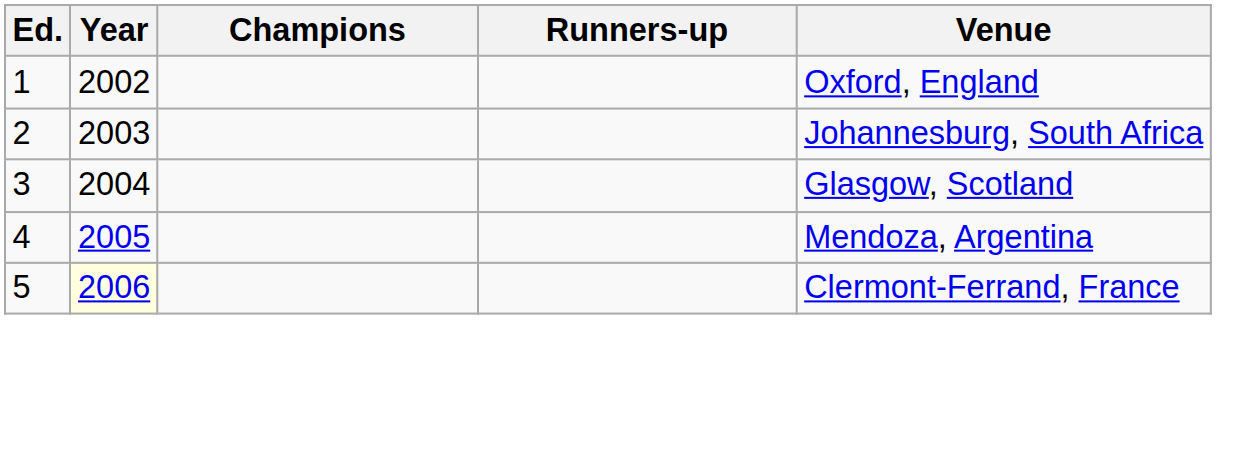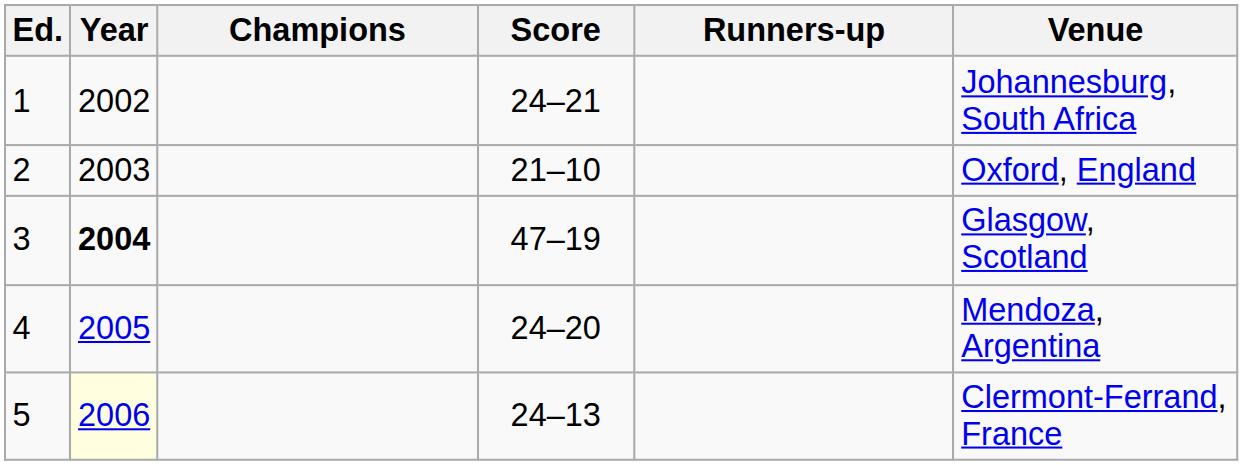+ column: (556, 30)
(922, 81) Oxford, England -> (1069, 100) Johannesburg, South Africa
(1004, 133) Johannesburg, South Africa -> (1079, 169) Oxford, England
(114, 184) normal -> (114, 239) bold
